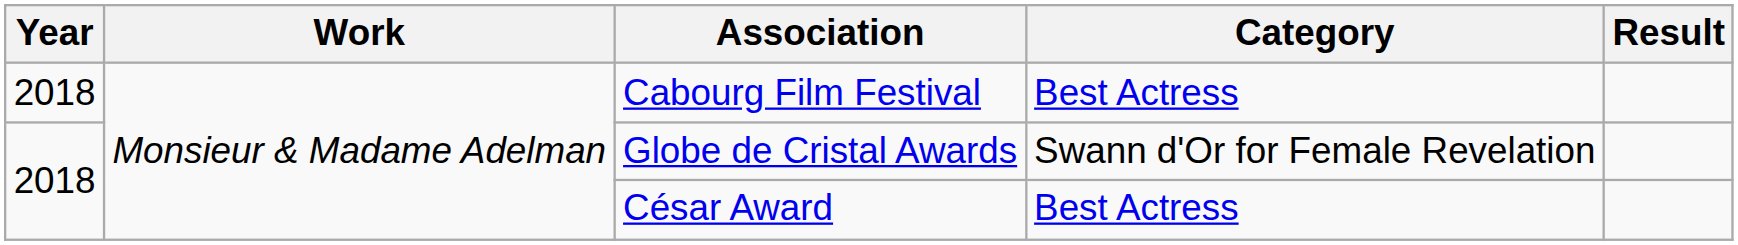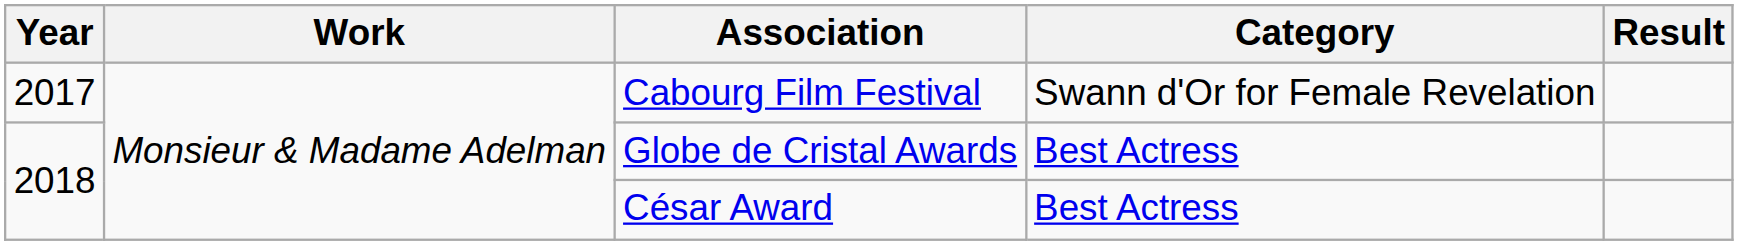(55, 92) 2018 -> (55, 92) 2017
(1136, 92) Best Actress -> (1315, 92) Swann d'Or for Female Revelation
(1315, 150) Swann d'Or for Female Revelation -> (1136, 150) Best Actress
